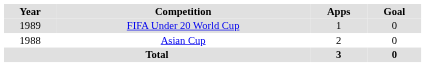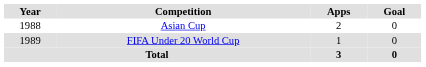rows swapped: (183, 40) <-> (183, 25)
